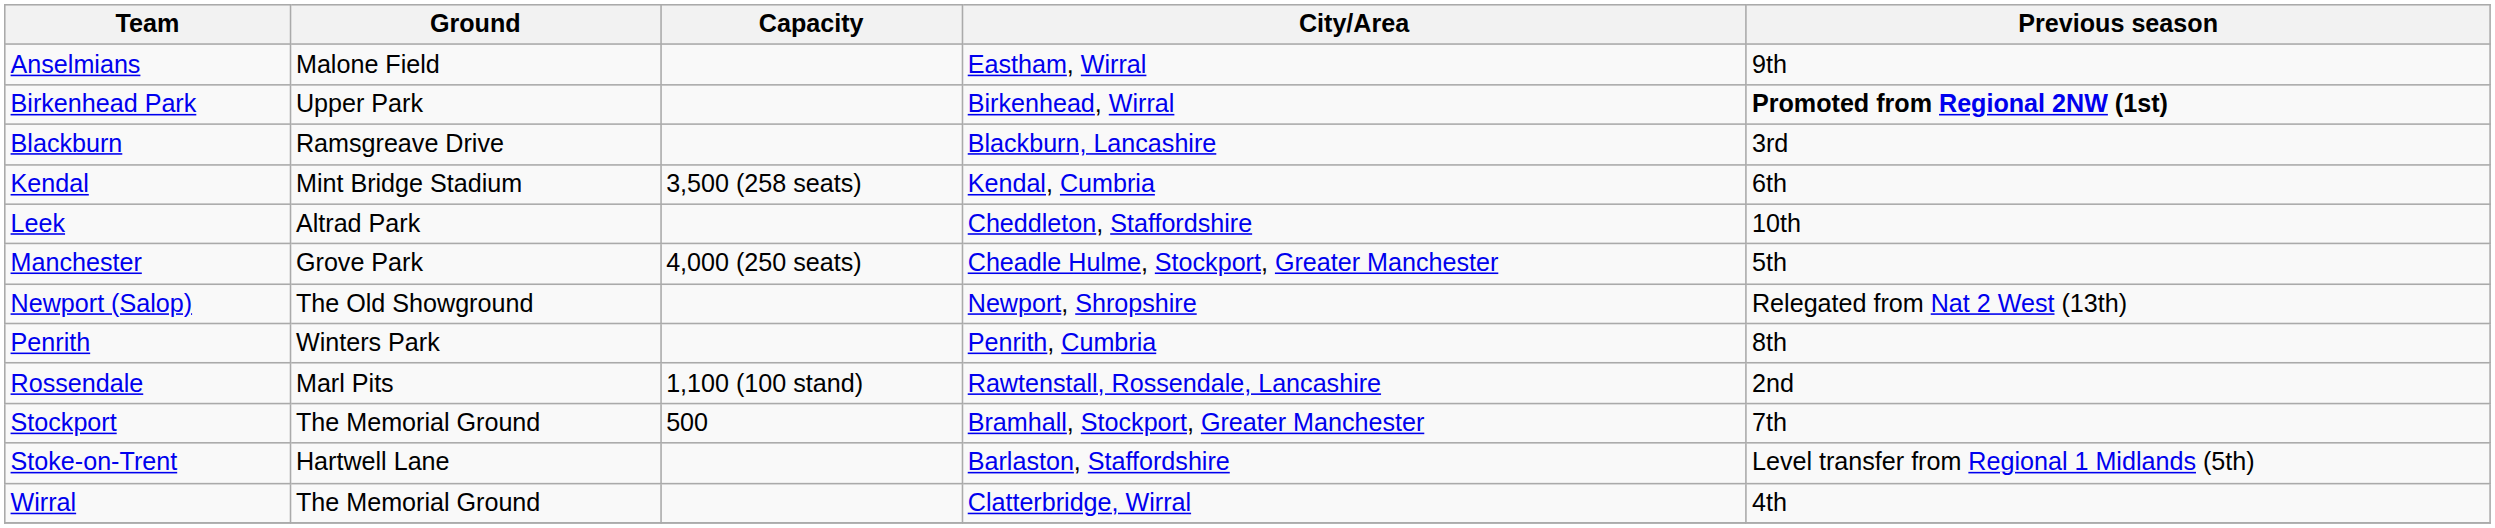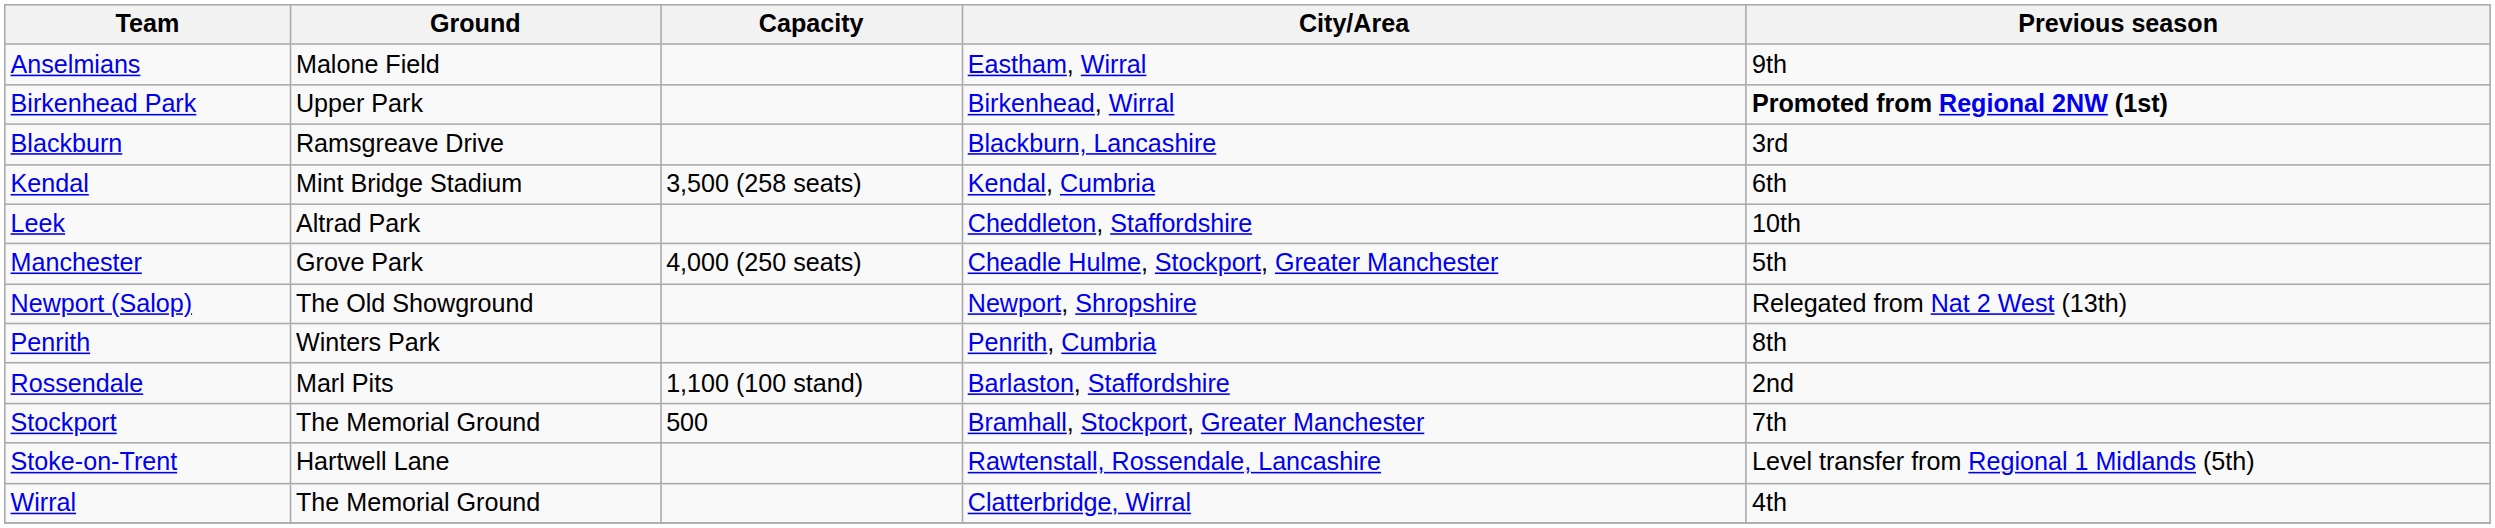(1174, 382) Rawtenstall, Rossendale, Lancashire -> (1099, 382) Barlaston, Staffordshire
(1099, 462) Barlaston, Staffordshire -> (1174, 462) Rawtenstall, Rossendale, Lancashire
